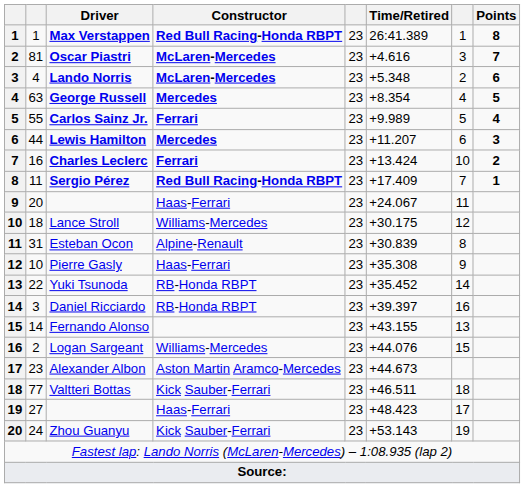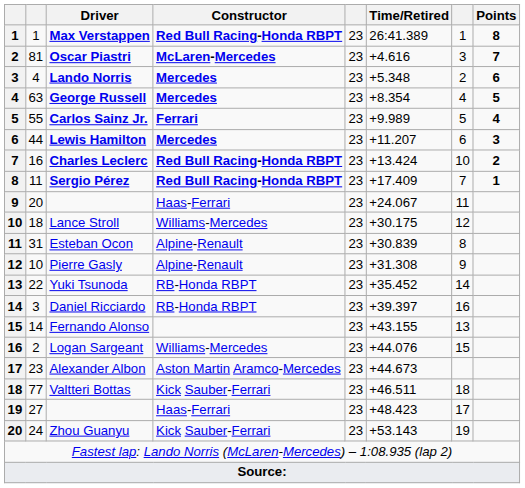(216, 77) McLaren-Mercedes -> (187, 77) Mercedes
(177, 160) Ferrari -> (249, 160) Red Bull Racing-Honda RBPT
(193, 264) Haas-Ferrari -> (199, 264) Alpine-Renault
(393, 264) +35.308 -> (393, 264) +31.308
